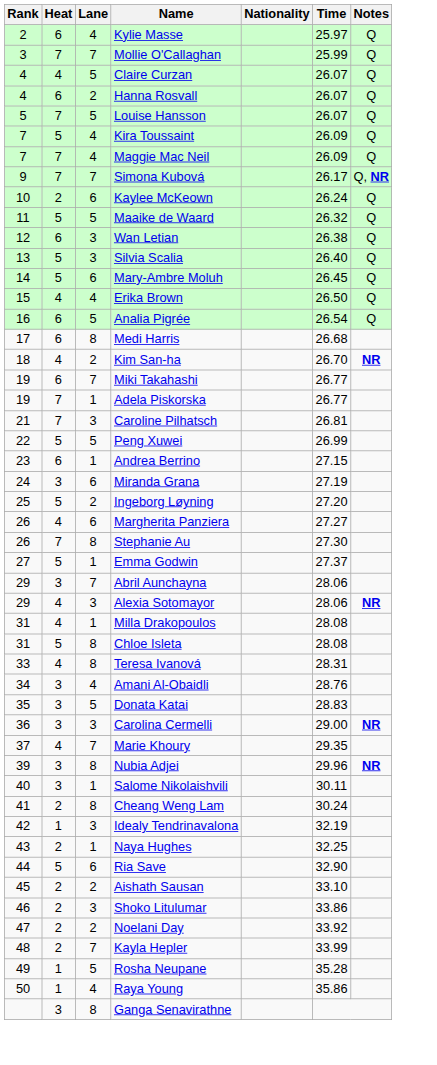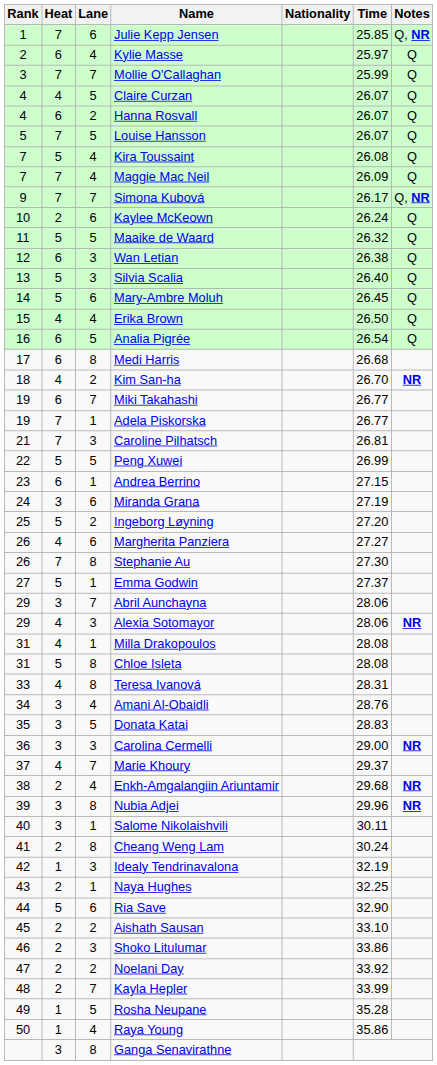+ row: (166, 34)
(332, 136) 26.09 -> (372, 156) 26.08
(332, 745) 29.35 -> (372, 765) 29.37
+ row: (197, 786)
